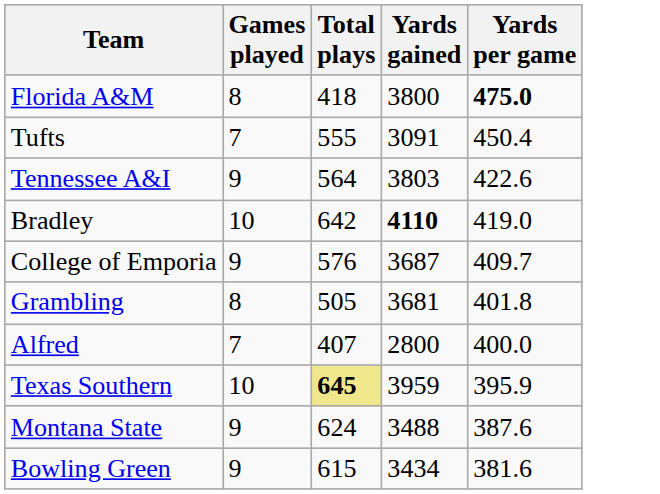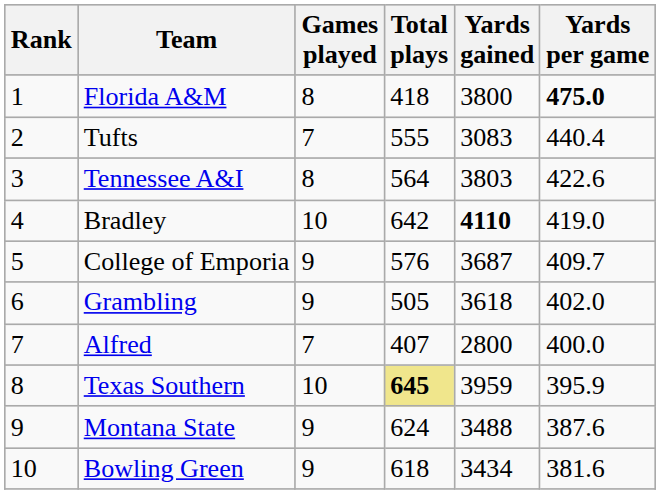+ column: (41, 39)
(413, 137) 3091 -> (486, 137) 3083
(503, 137) 450.4 -> (576, 137) 440.4
(235, 178) 9 -> (308, 178) 8
(235, 302) 8 -> (308, 302) 9
(413, 302) 3681 -> (486, 302) 3618
(503, 302) 401.8 -> (576, 302) 402.0
(337, 468) 615 -> (410, 468) 618
